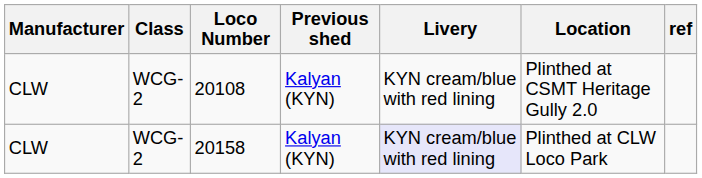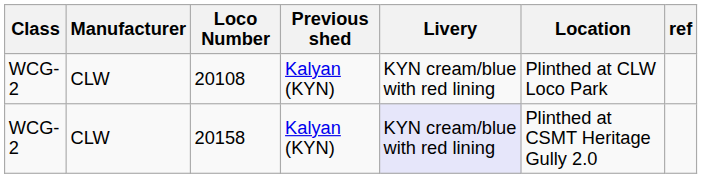columns swapped: (159, 29) <-> (67, 29)
(588, 88) Plinthed at CSMT Heritage Gully 2.0 -> (591, 78) Plinthed at CLW Loco Park
(591, 148) Plinthed at CLW Loco Park -> (588, 138) Plinthed at CSMT Heritage Gully 2.0
